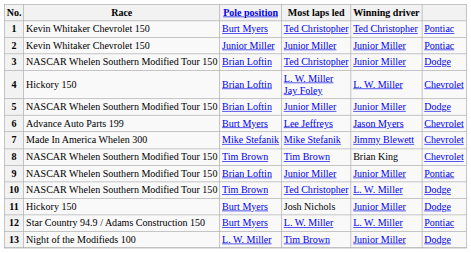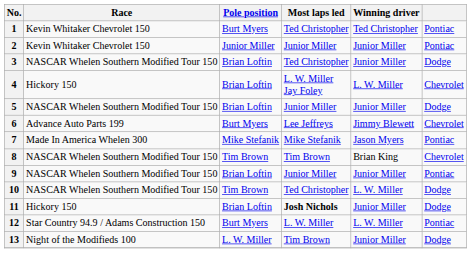(378, 124) Jason Myers -> (384, 124) Jimmy Blewett
(384, 140) Jimmy Blewett -> (378, 140) Jason Myers
(444, 140) Chevrolet -> (439, 140) Pontiac
(245, 206) Burt Myers -> (247, 206) Brian Loftin
(310, 206) normal -> (311, 206) bold
